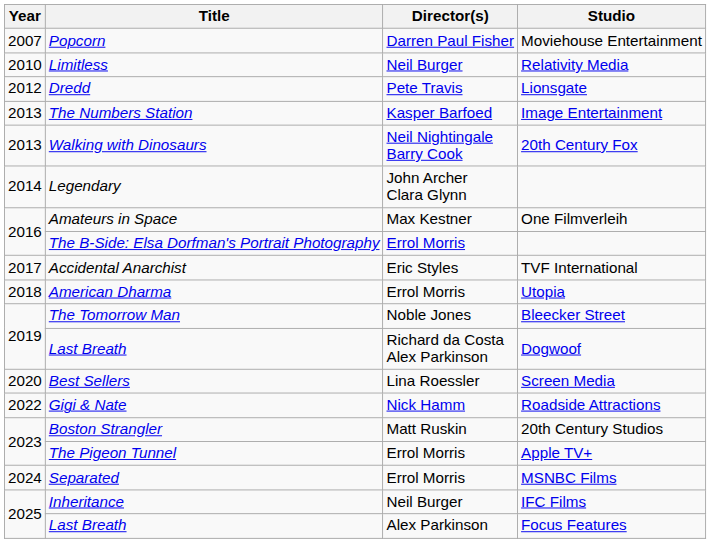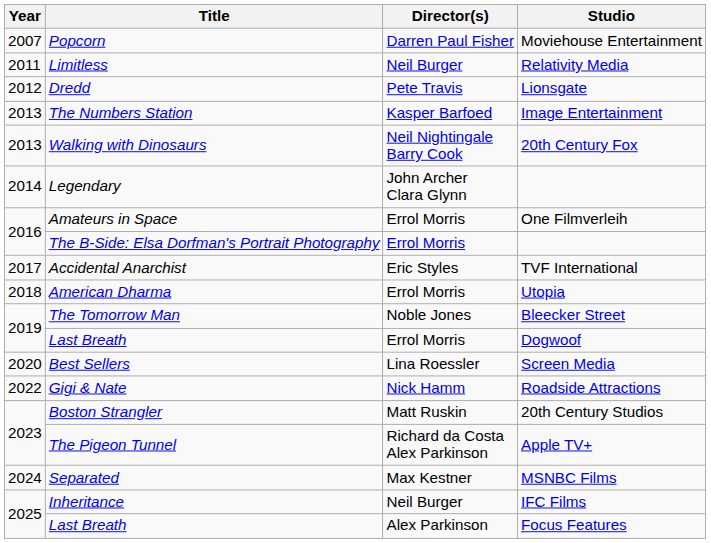(25, 64) 2010 -> (24, 64) 2011
(429, 219) Max Kestner -> (426, 219) Errol Morris
(445, 348) Richard da Costa Alex Parkinson -> (426, 340) Errol Morris
(426, 453) Errol Morris -> (445, 445) Richard da Costa Alex Parkinson
(426, 477) Errol Morris -> (429, 477) Max Kestner
